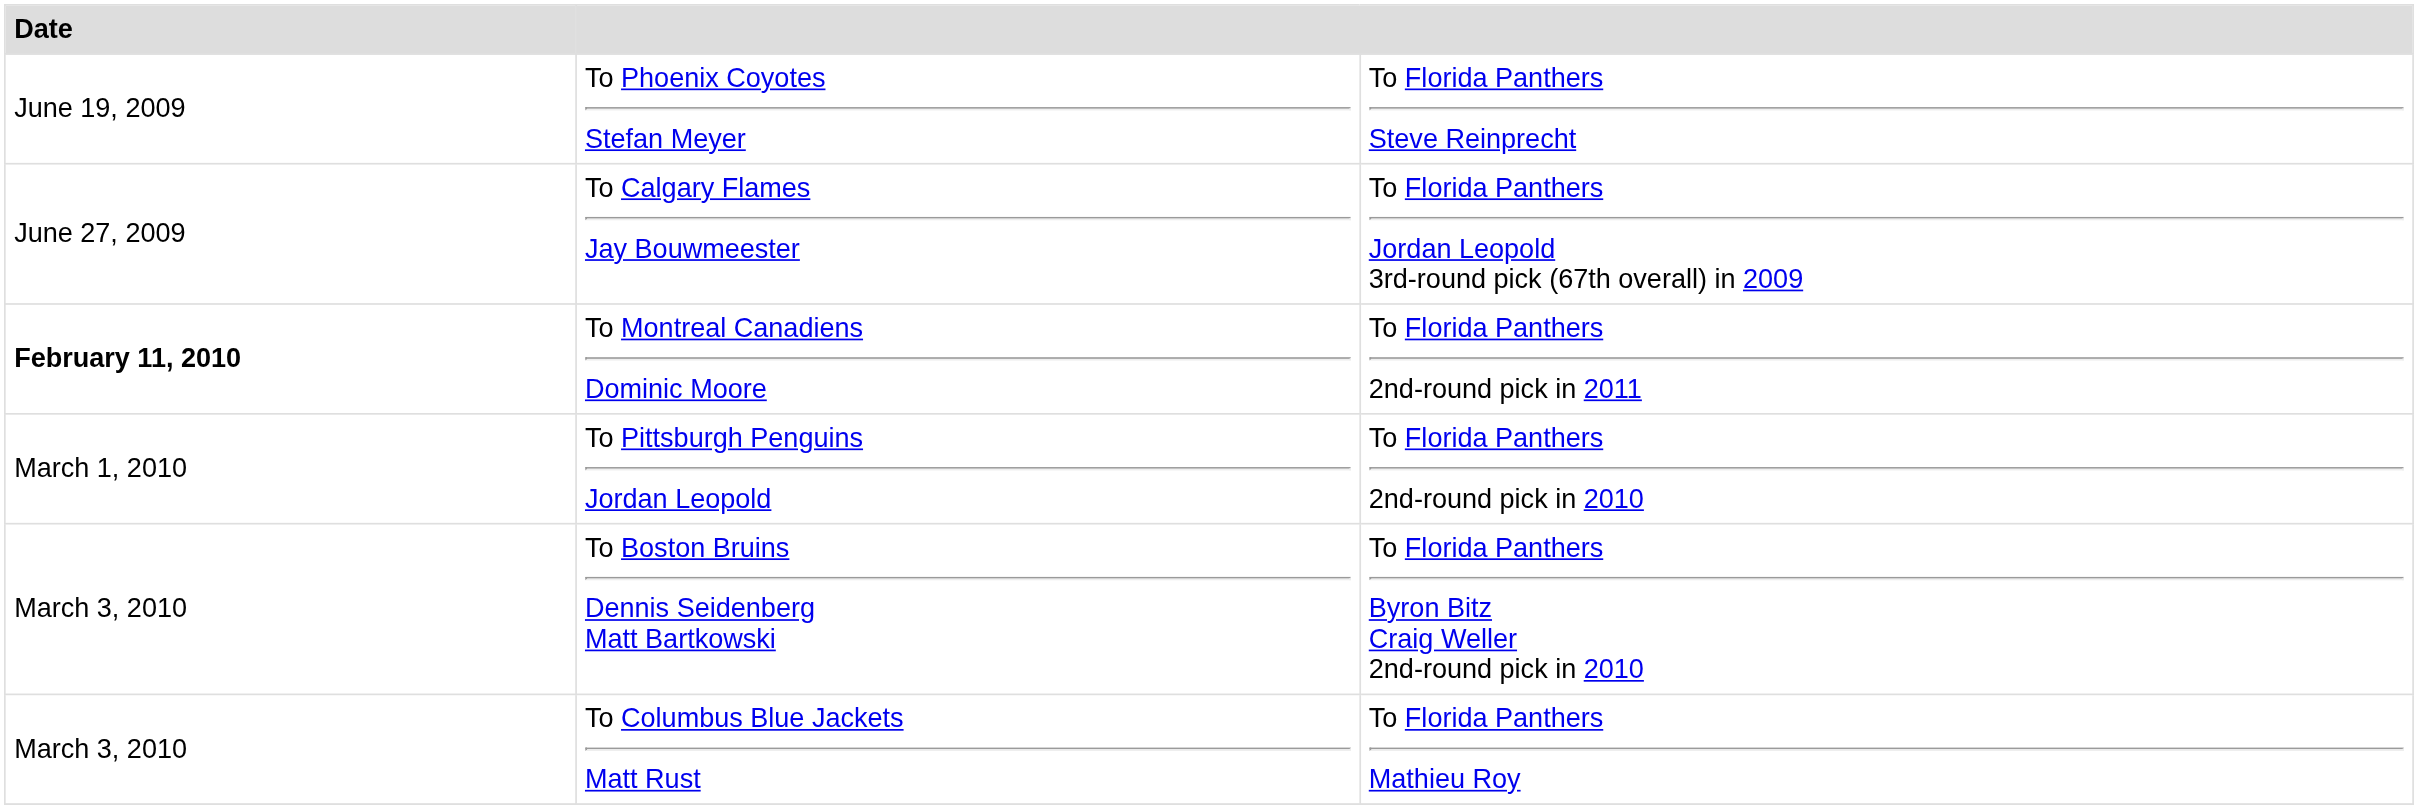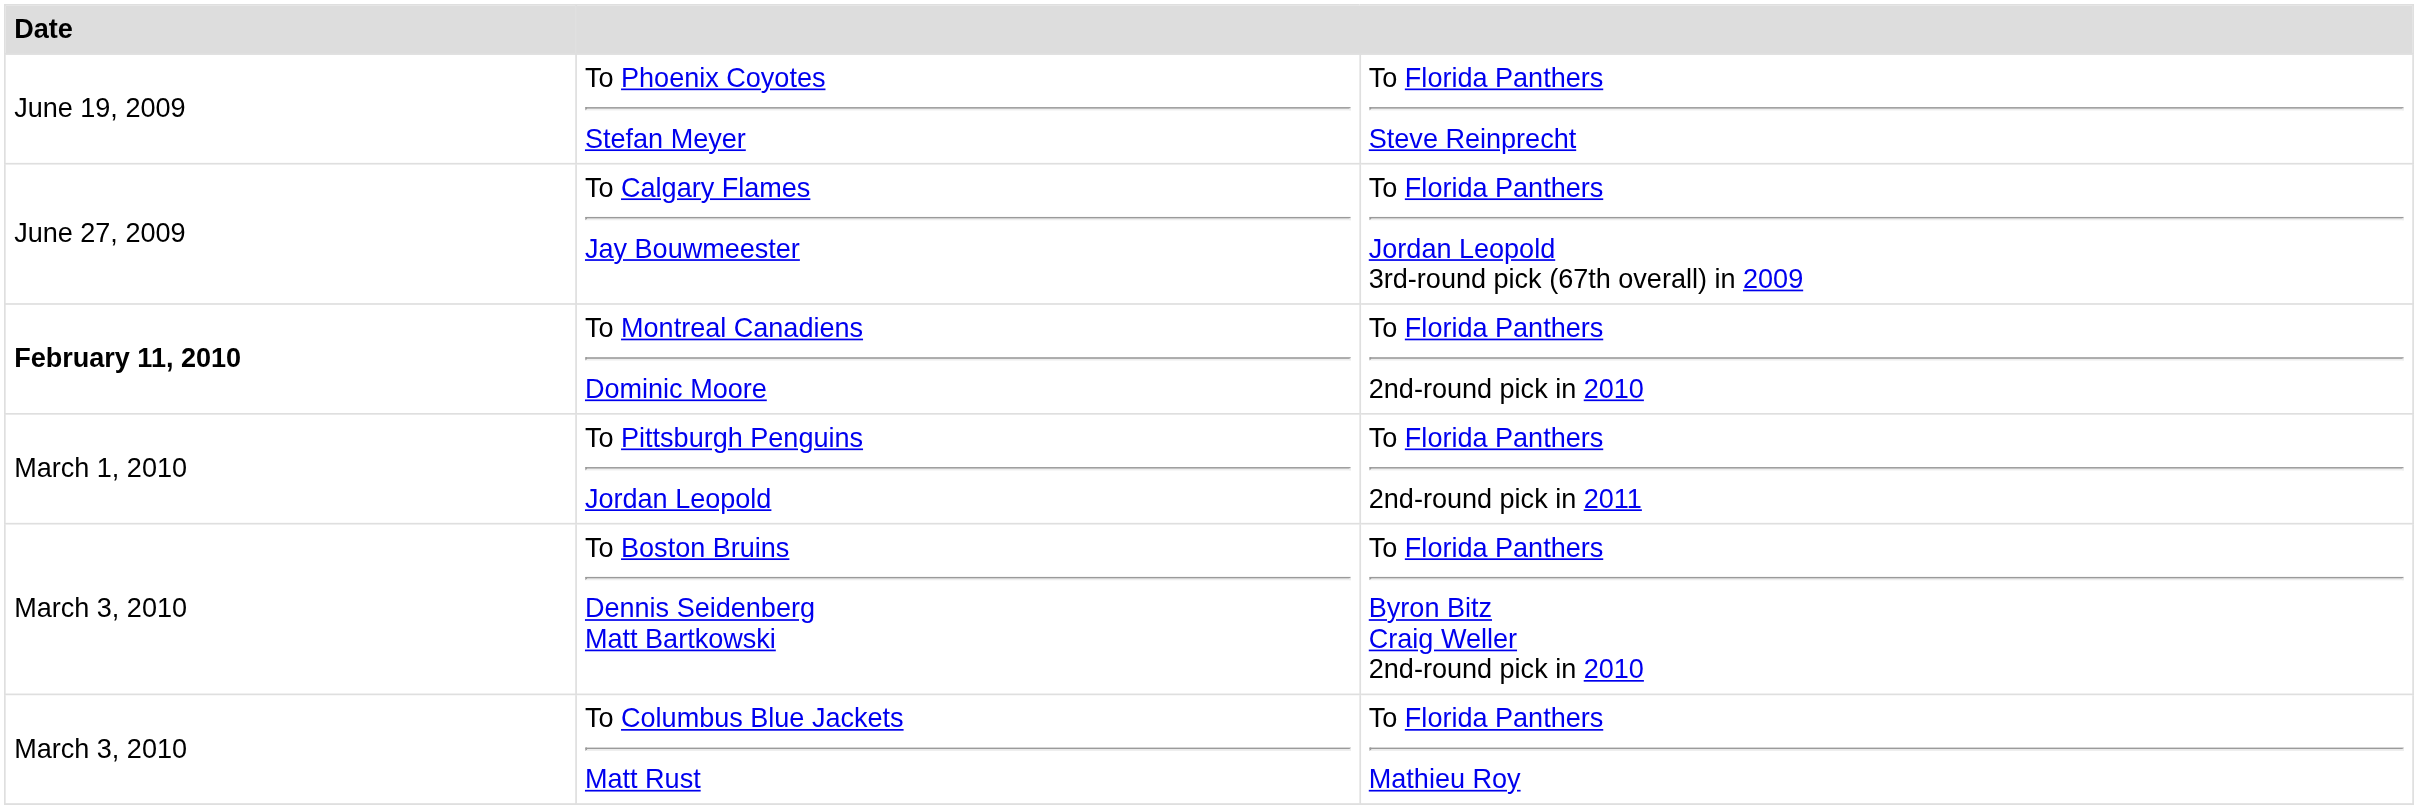(1886, 358) To Florida Panthers 2nd-round pick in 2011 -> (1886, 358) To Florida Panthers 2nd-round pick in 2010
(1886, 468) To Florida Panthers 2nd-round pick in 2010 -> (1886, 468) To Florida Panthers 2nd-round pick in 2011
